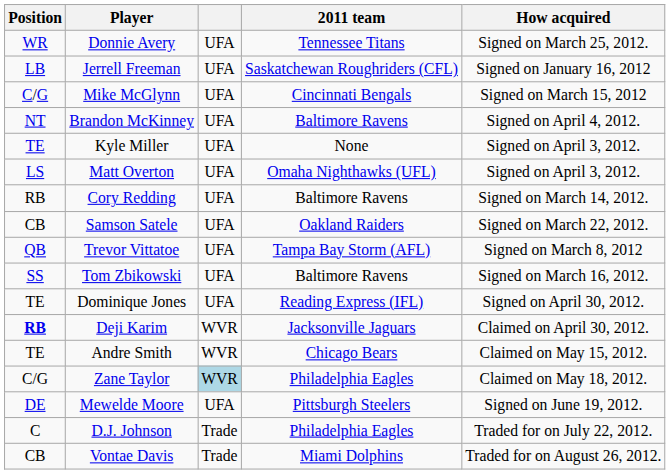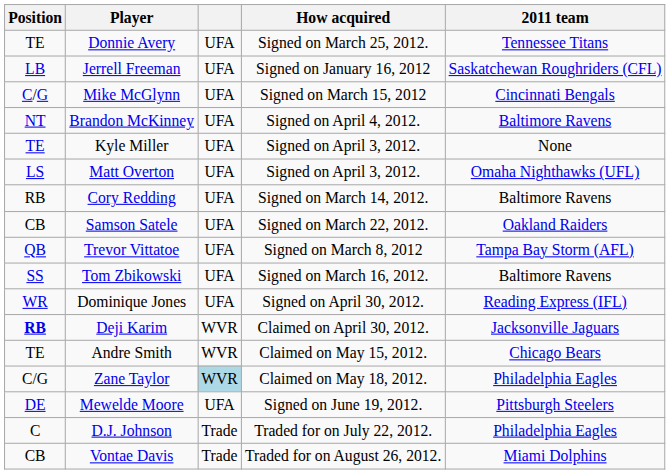columns swapped: (352, 17) <-> (563, 17)
(35, 43) WR -> (35, 43) TE
(35, 301) TE -> (35, 301) WR
